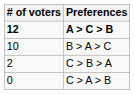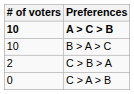(13, 30) 12 -> (13, 30) 10
